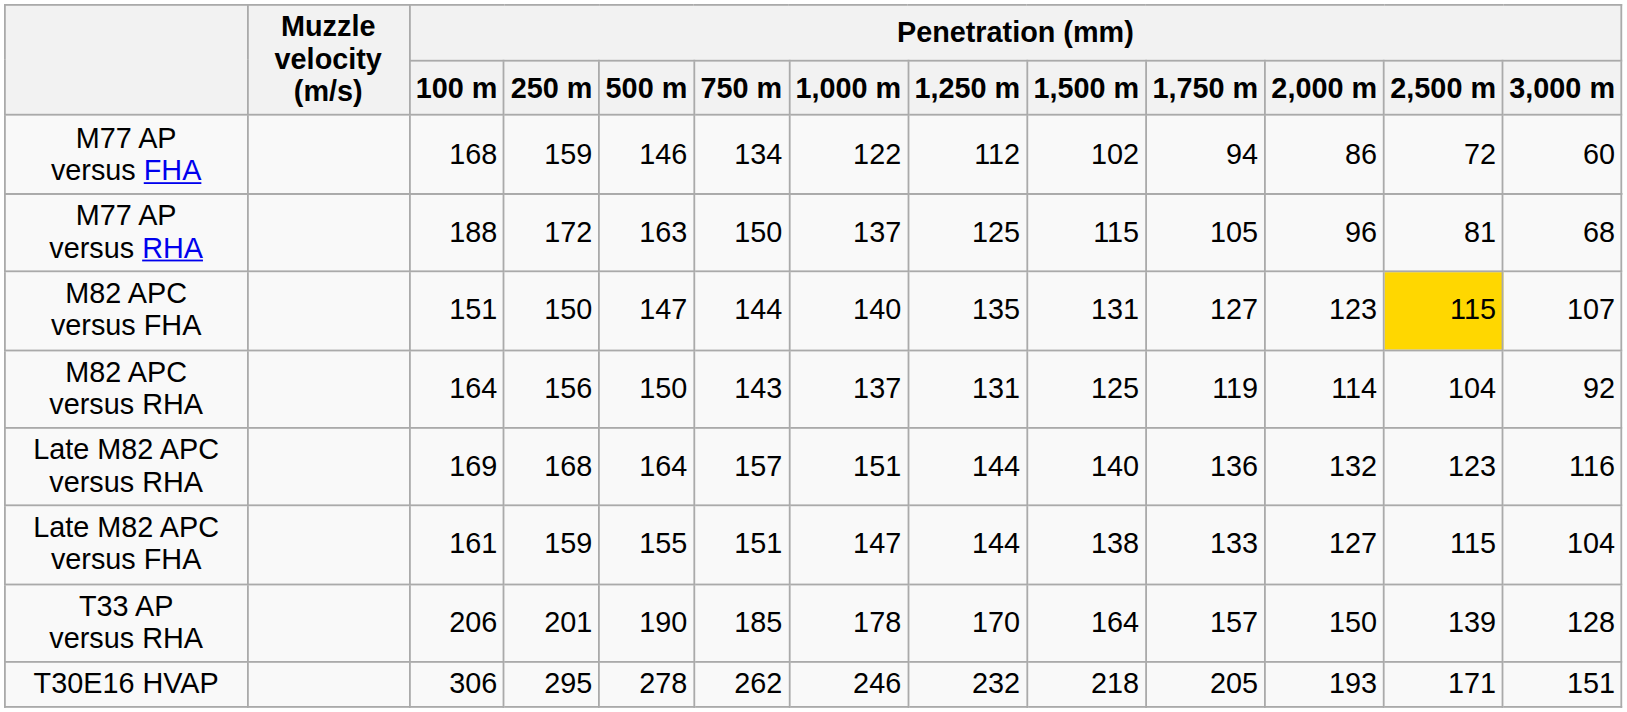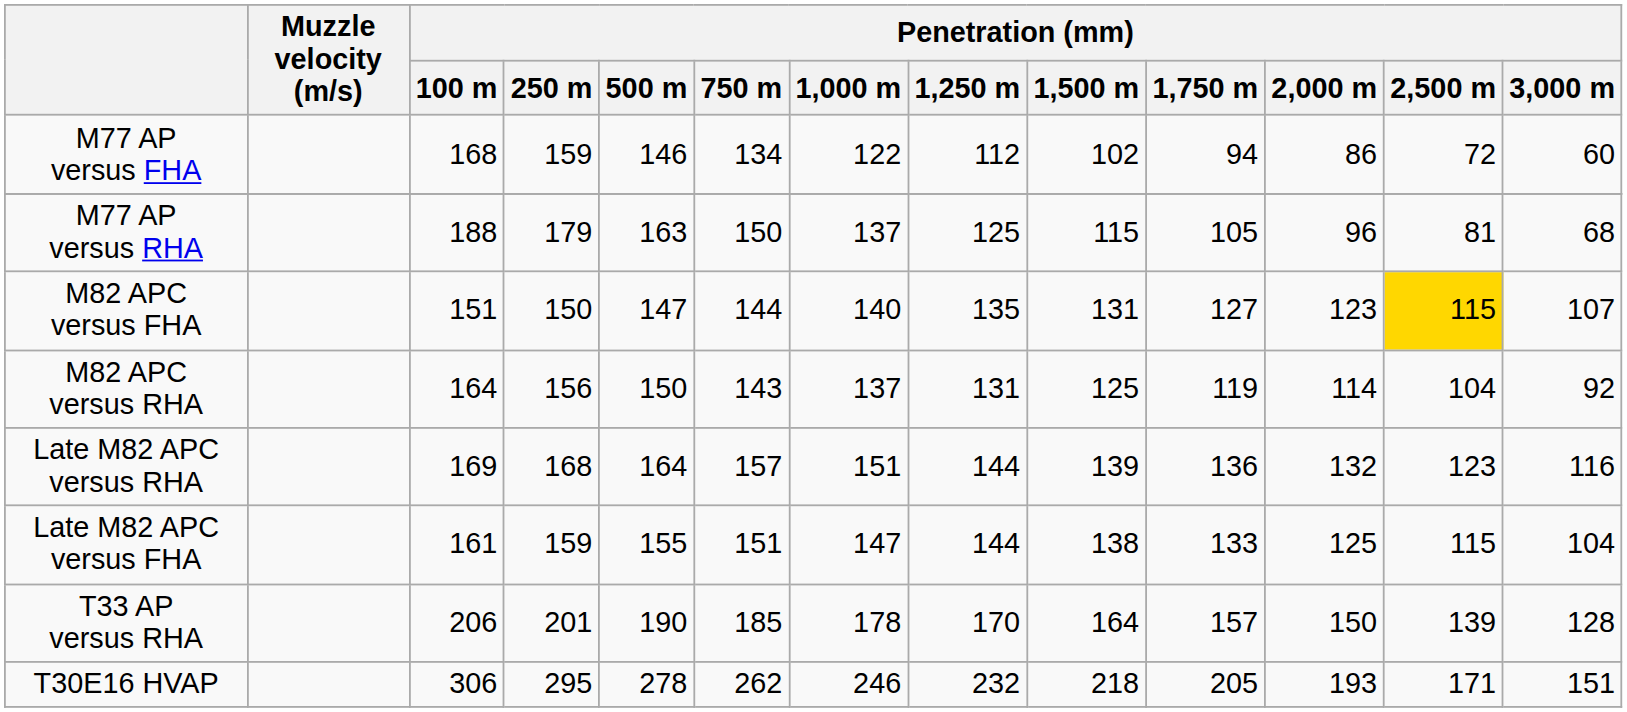(568, 232) 172 -> (568, 232) 179
(1115, 466) 140 -> (1115, 466) 139
(1353, 544) 127 -> (1353, 544) 125
